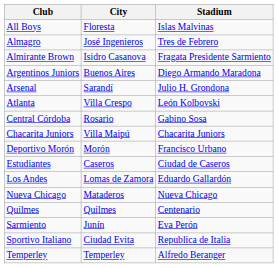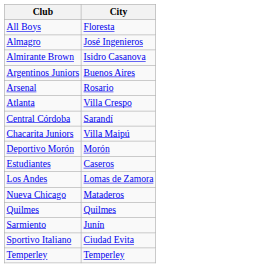- column: (214, 12)
(98, 88) Sarandí -> (99, 88) Rosario
(99, 118) Rosario -> (98, 118) Sarandí
